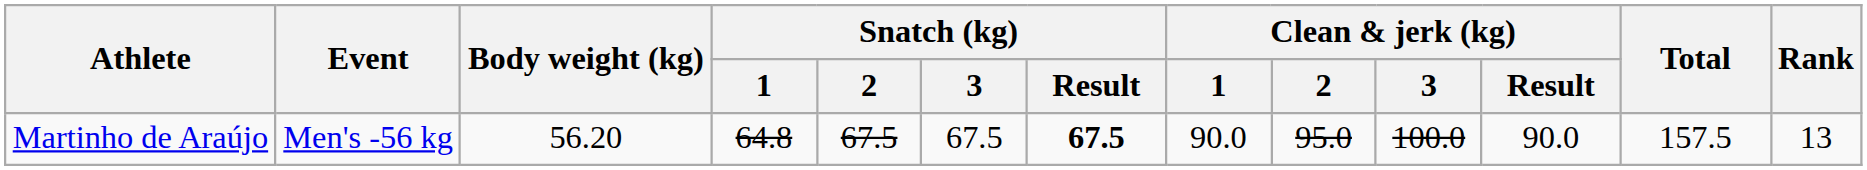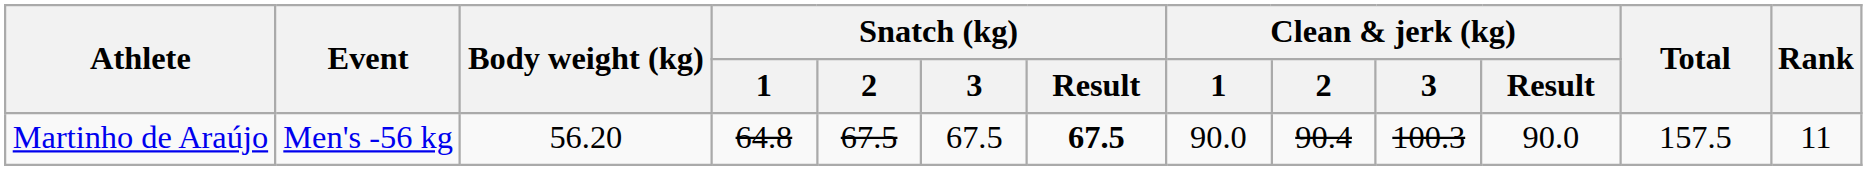(1324, 138) 95.0 -> (1324, 138) 90.4
(1429, 138) 100.0 -> (1429, 138) 100.3
(1816, 138) 13 -> (1816, 138) 11
